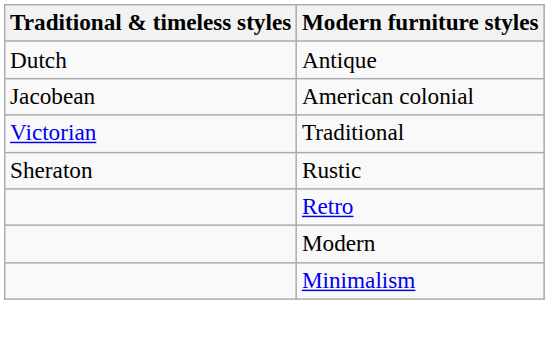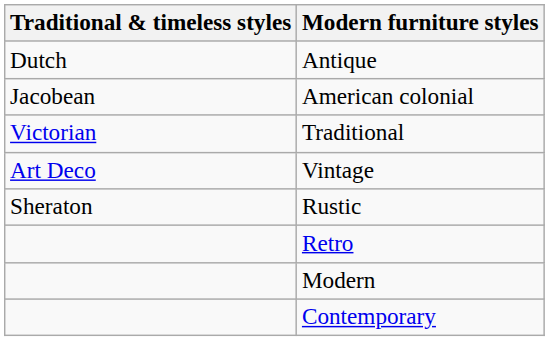+ row: (338, 170)
- row: (359, 280)
+ row: (369, 317)
